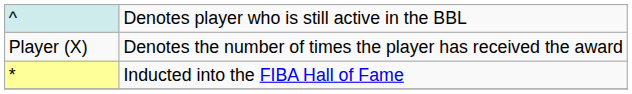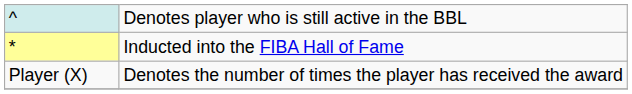rows swapped: (12, 74) <-> (48, 46)
